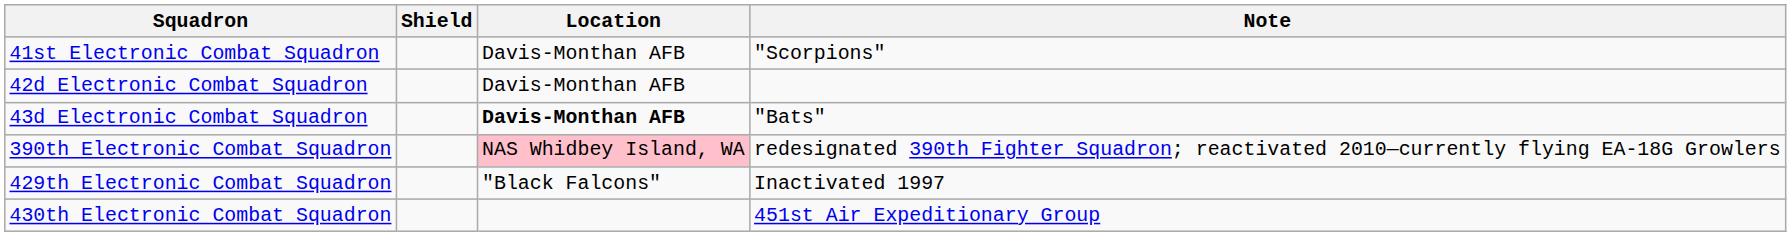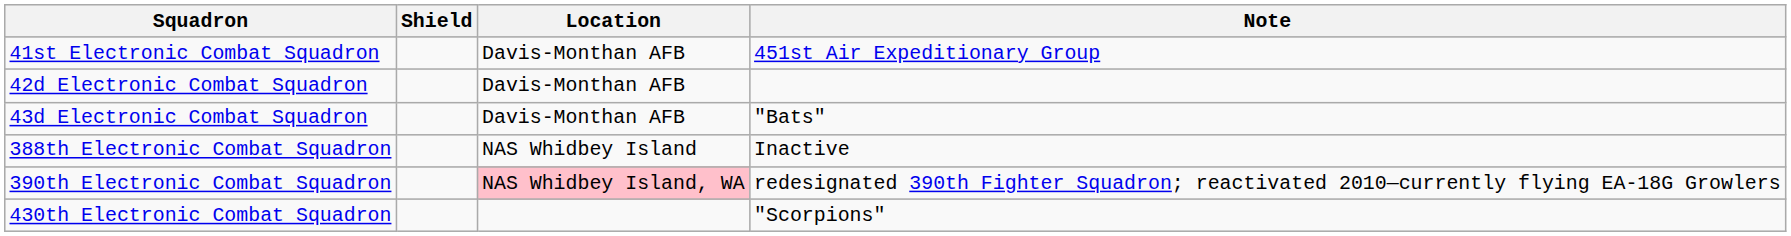(820, 53) "Scorpions" -> (927, 53) 451st Air Expeditionary Group
(583, 118) bold -> (583, 118) normal
+ row: (200, 151)
- row: (200, 183)
(927, 215) 451st Air Expeditionary Group -> (820, 215) "Scorpions"
